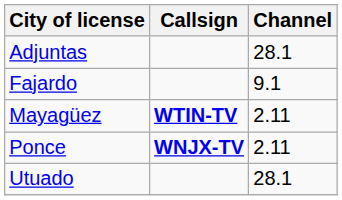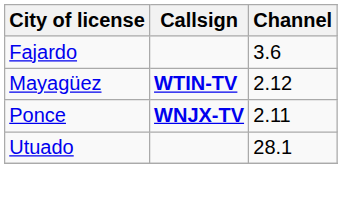- row: (48, 52)
(267, 83) 9.1 -> (267, 52) 3.6
(272, 115) 2.11 -> (273, 83) 2.12
